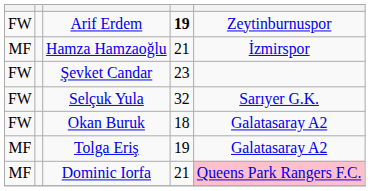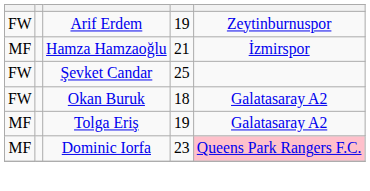(182, 24) bold -> (182, 24) normal
(182, 73) 23 -> (182, 73) 25
- row: (106, 98)
(182, 173) 21 -> (182, 148) 23
